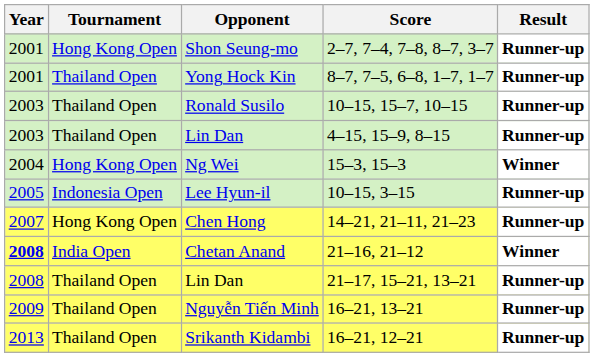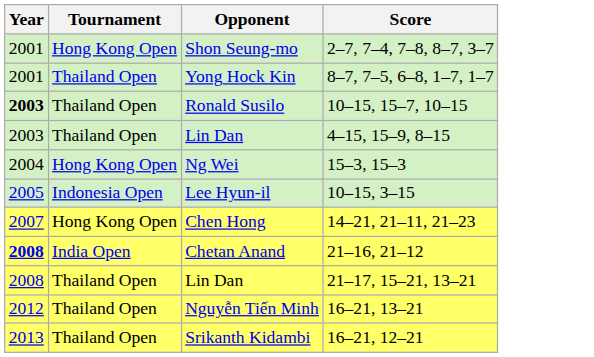- column: (543, 19)
(26, 106) normal -> (26, 106) bold
(26, 309) 2009 -> (26, 309) 2012
